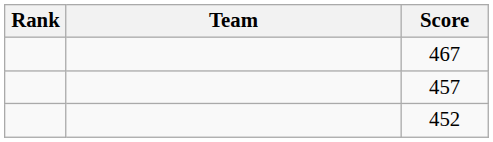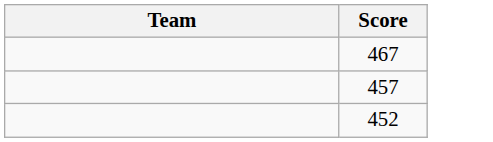- column: (35, 20)
